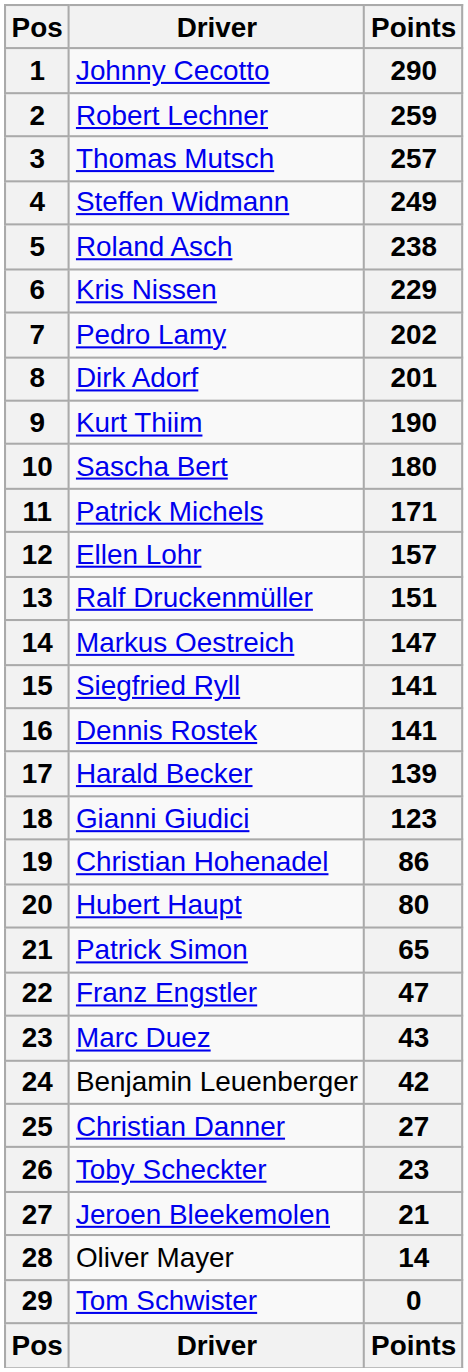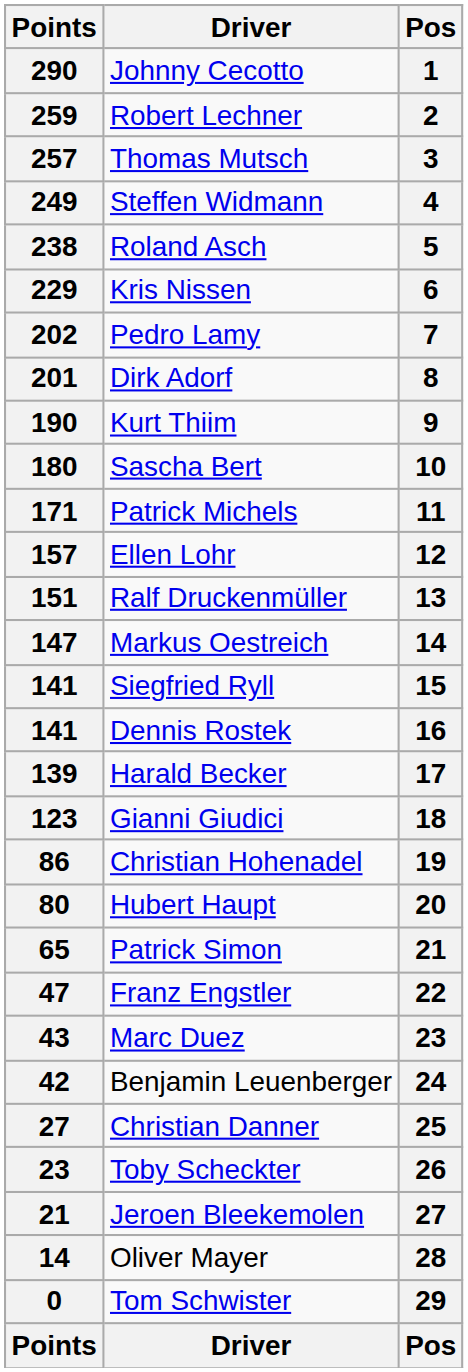columns swapped: (37, 27) <-> (414, 27)
